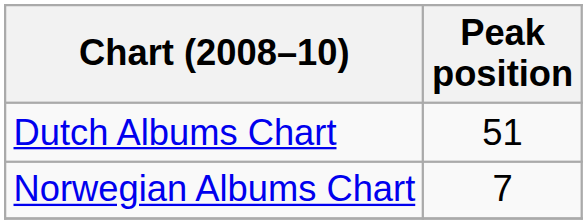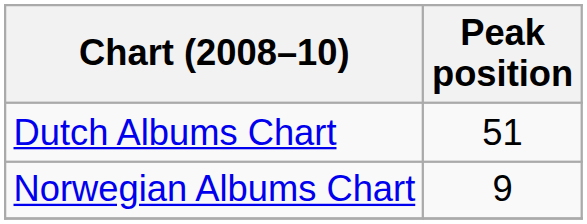(503, 189) 7 -> (503, 189) 9
